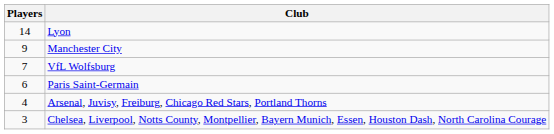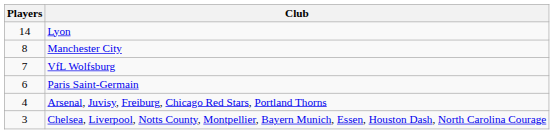(25, 48) 9 -> (25, 48) 8
